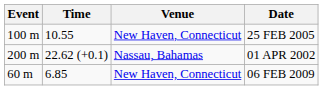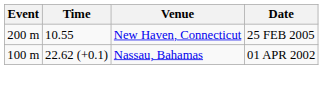(23, 34) 100 m -> (23, 34) 200 m
(23, 54) 200 m -> (23, 54) 100 m
- row: (281, 74)
